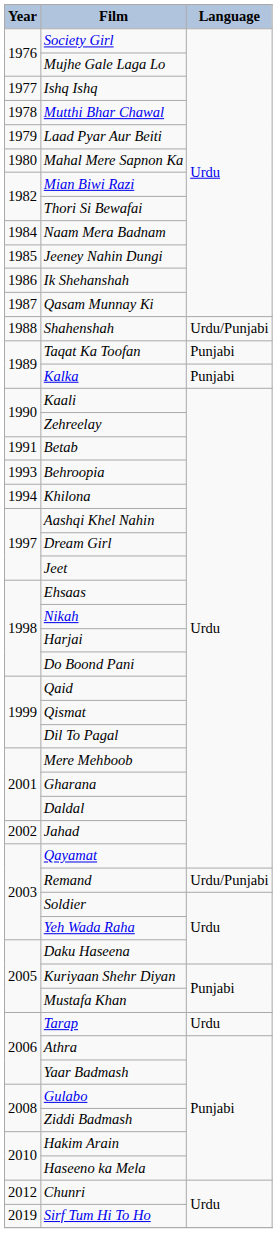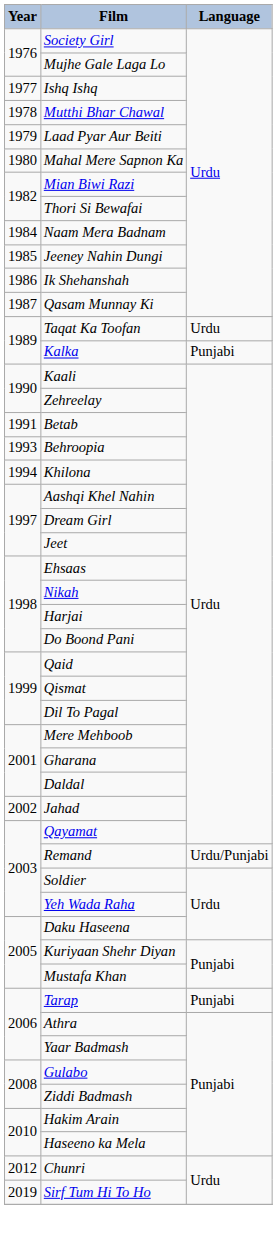- row: (79, 328)
(212, 352) Punjabi -> (205, 328) Urdu
(205, 1024) Urdu -> (212, 1000) Punjabi
